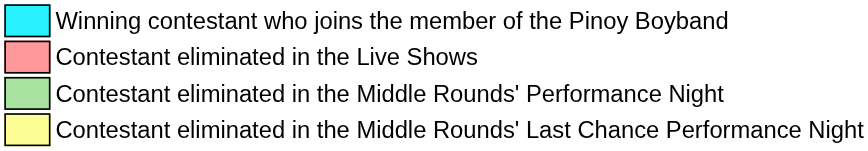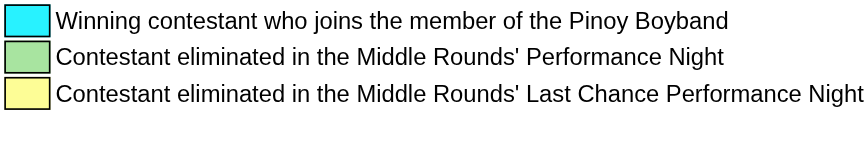- row: (267, 57)
